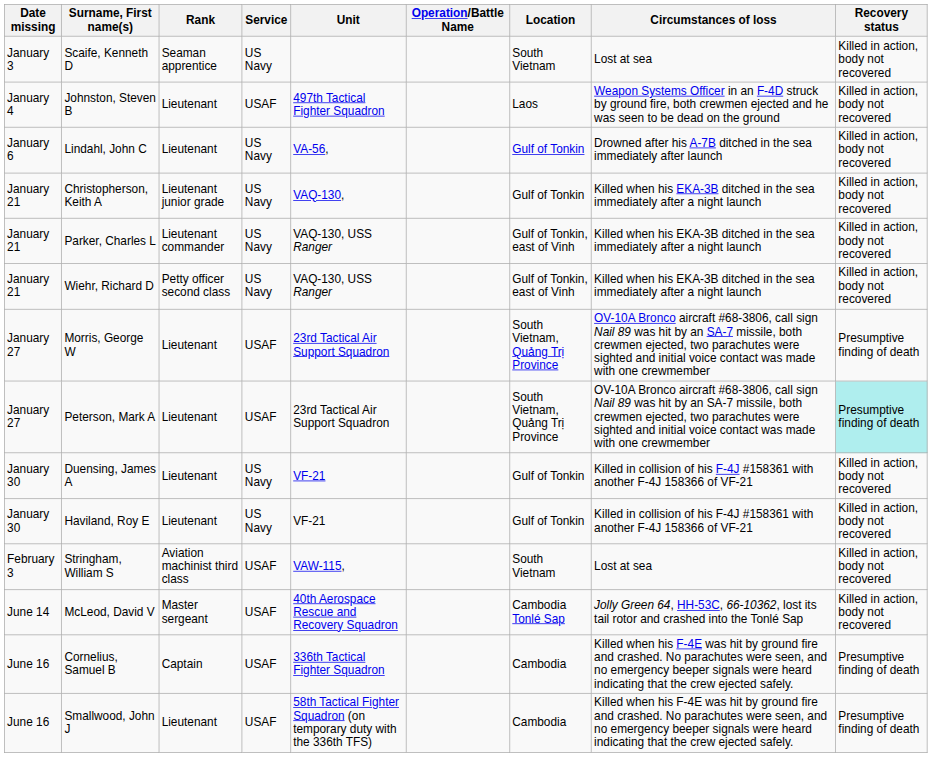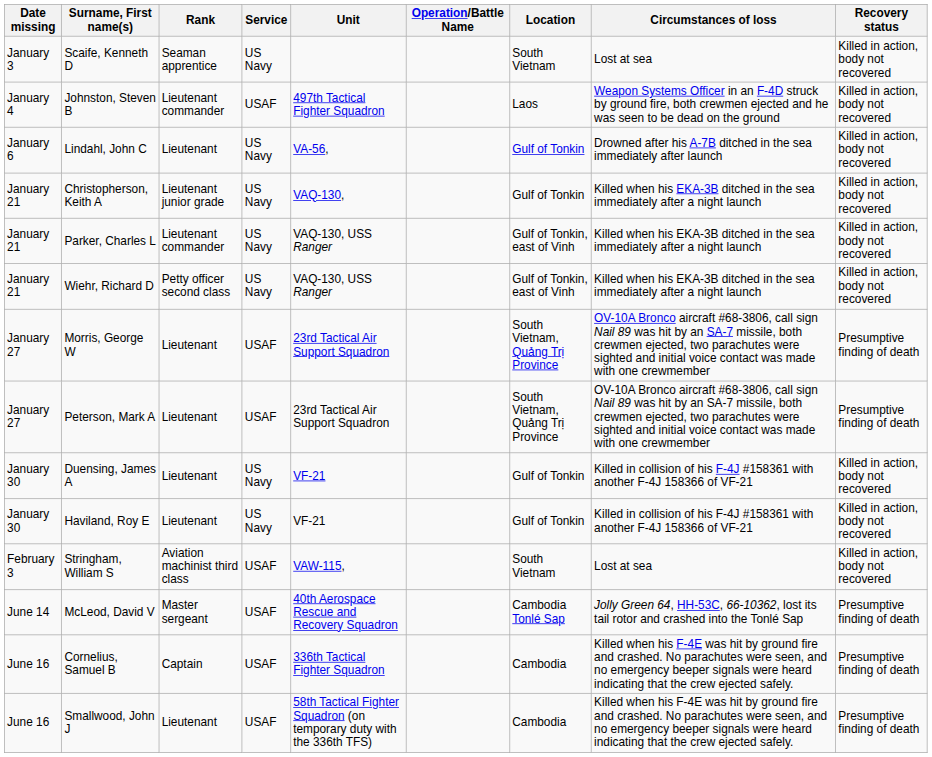(189, 104) Lieutenant -> (193, 104) Lieutenant commander
(879, 417) paleturquoise background -> (879, 417) no background
(878, 612) Killed in action, body not recovered -> (879, 612) Presumptive finding of death
